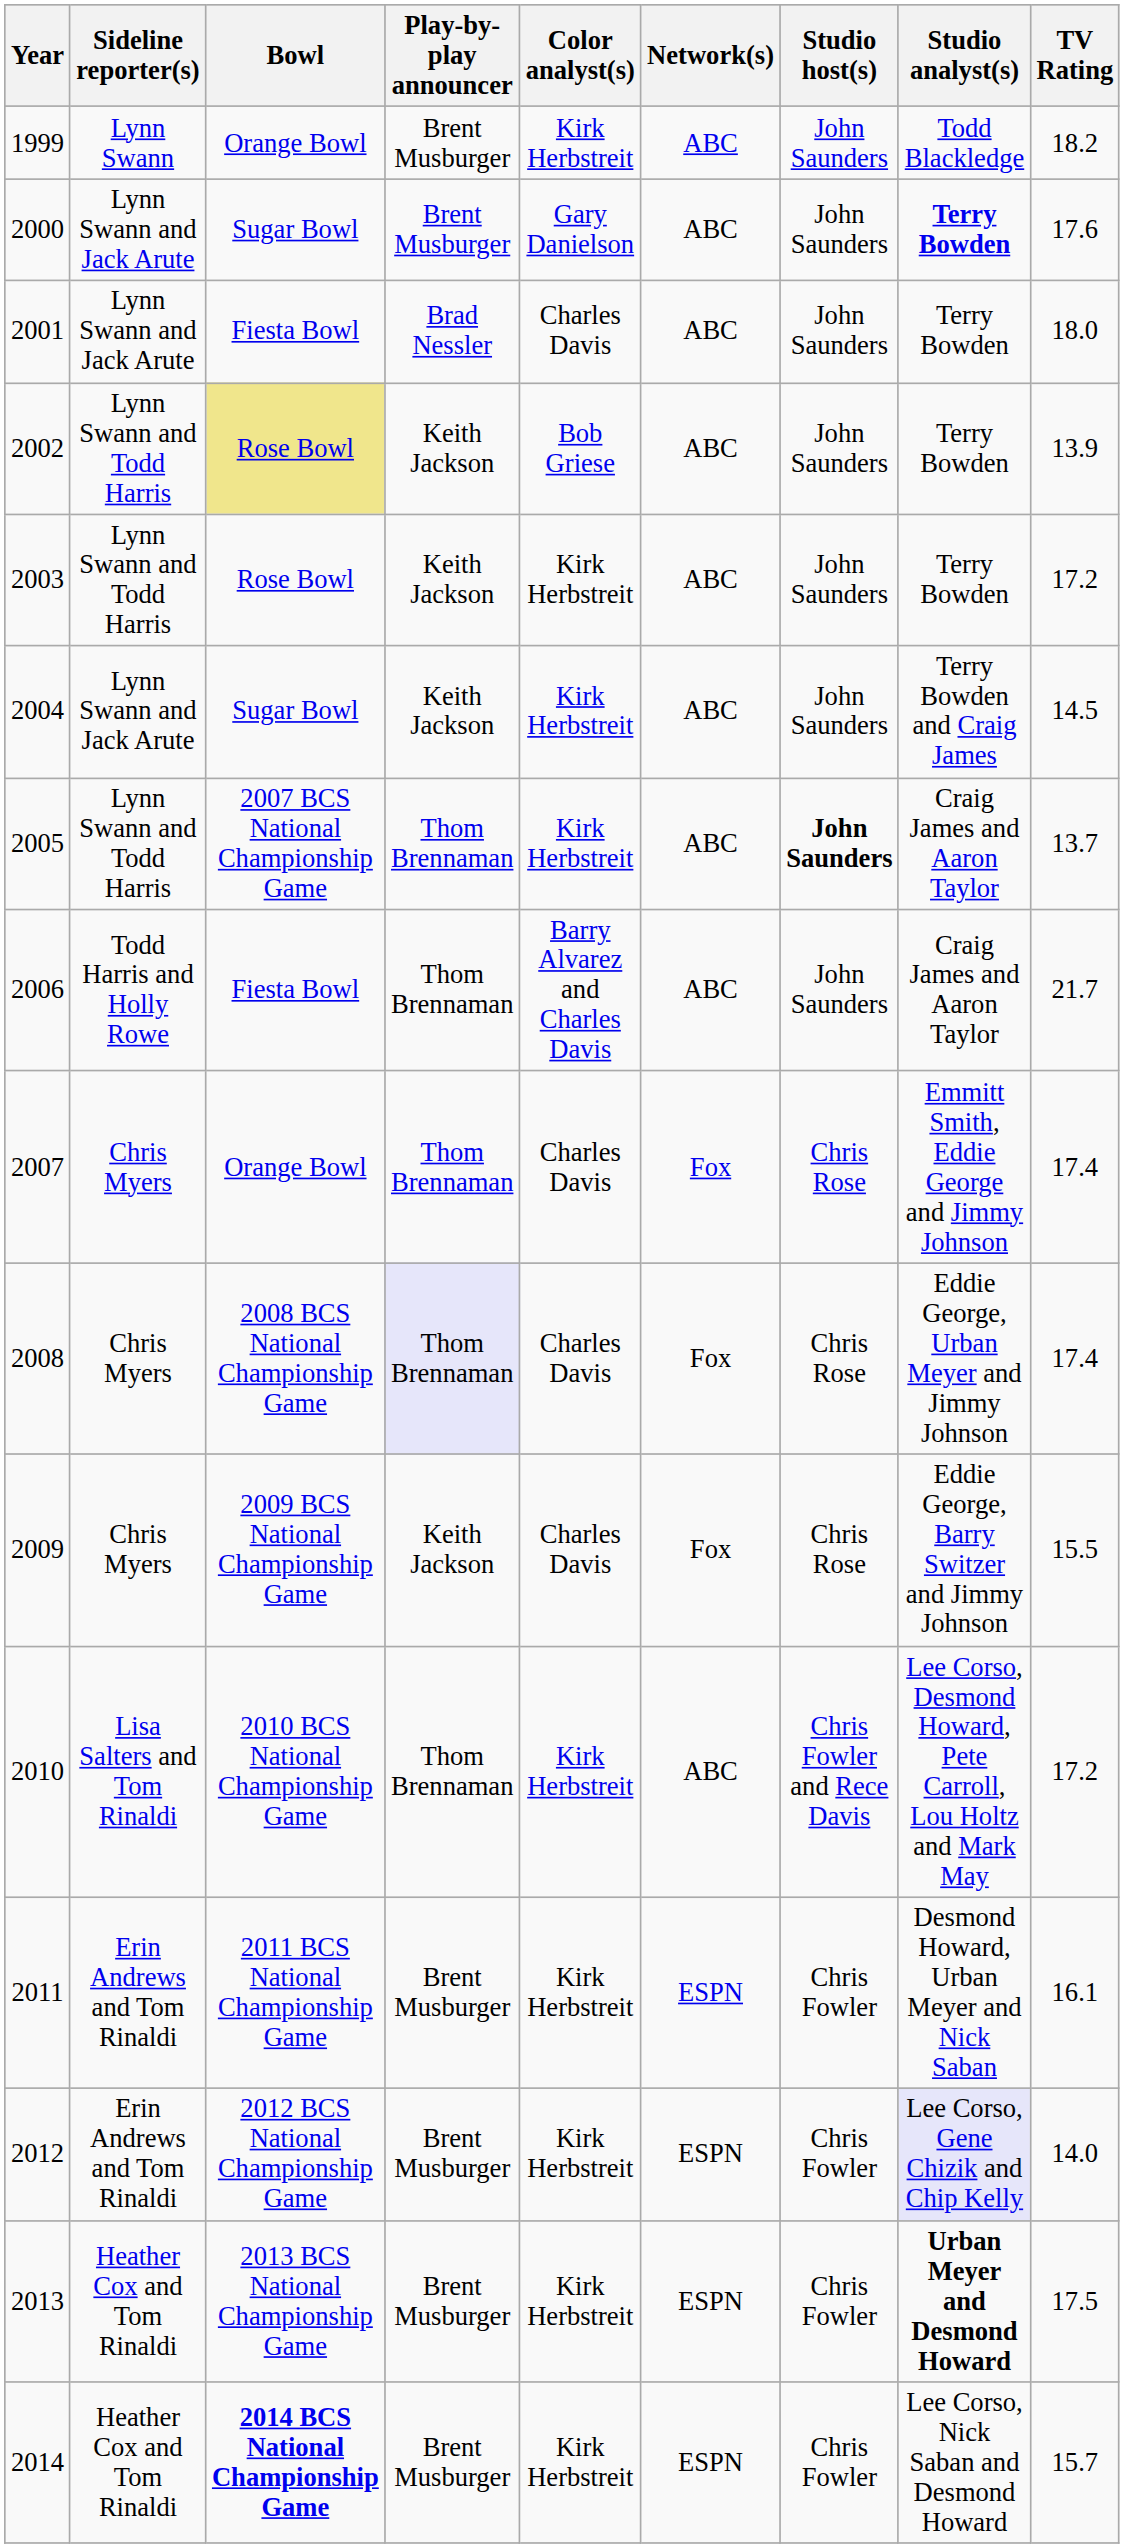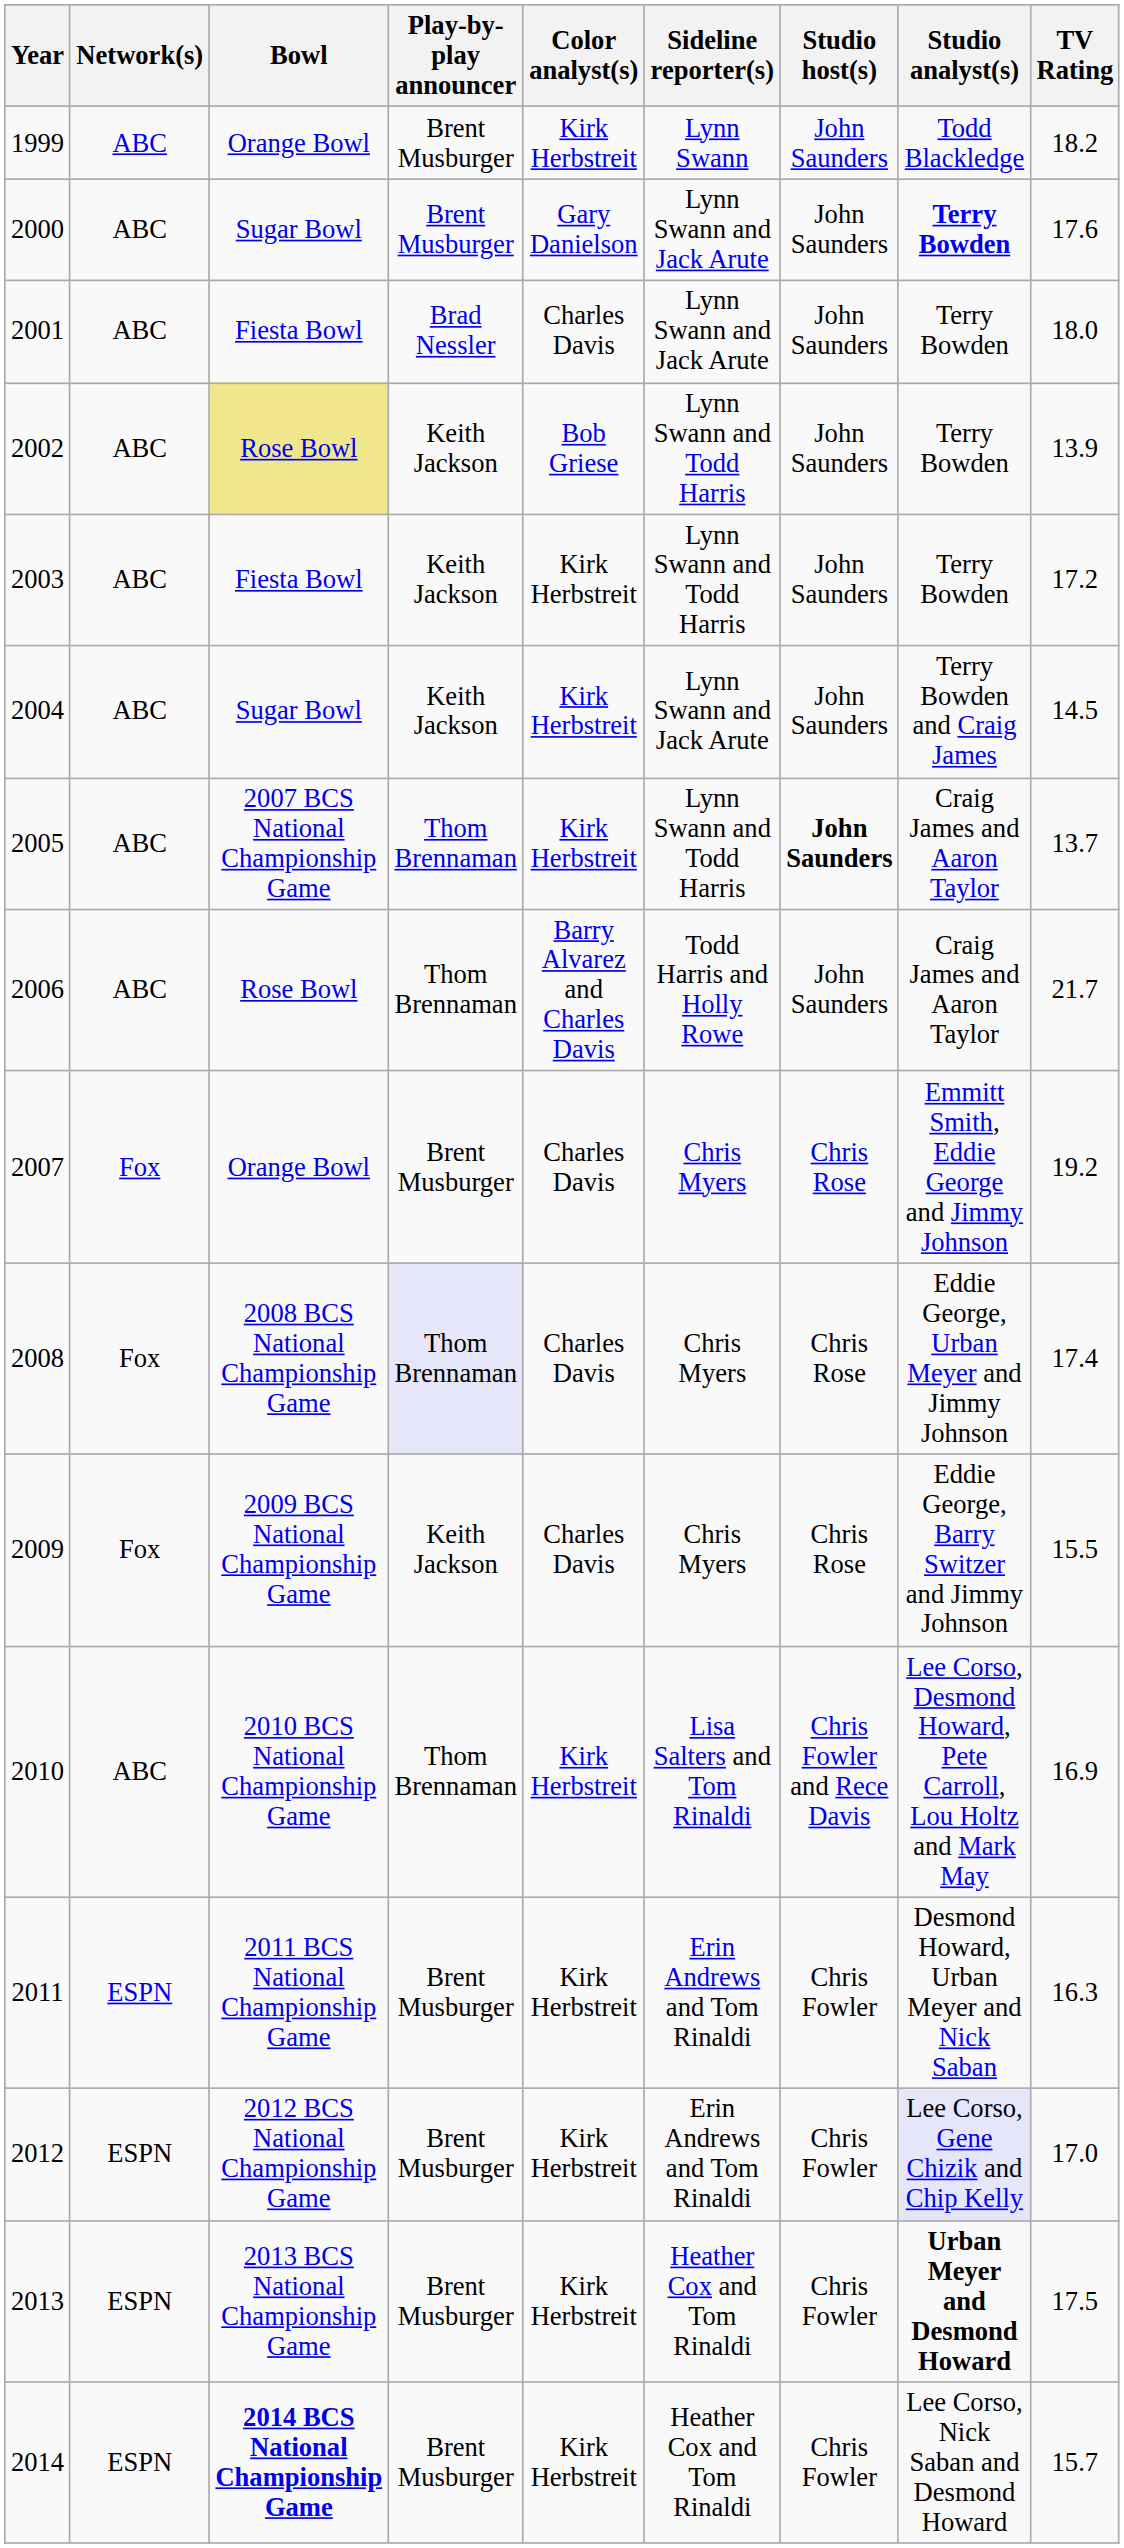columns swapped: (711, 55) <-> (138, 55)
(295, 579) Rose Bowl -> (299, 579) Fiesta Bowl
(295, 990) Fiesta Bowl -> (299, 990) Rose Bowl
(452, 1166) Thom Brennaman -> (456, 1166) Brent Musburger
(1075, 1166) 17.4 -> (1075, 1166) 19.2
(1075, 1771) 17.2 -> (1075, 1771) 16.9
(1075, 1992) 16.1 -> (1075, 1992) 16.3
(1075, 2154) 14.0 -> (1075, 2154) 17.0
